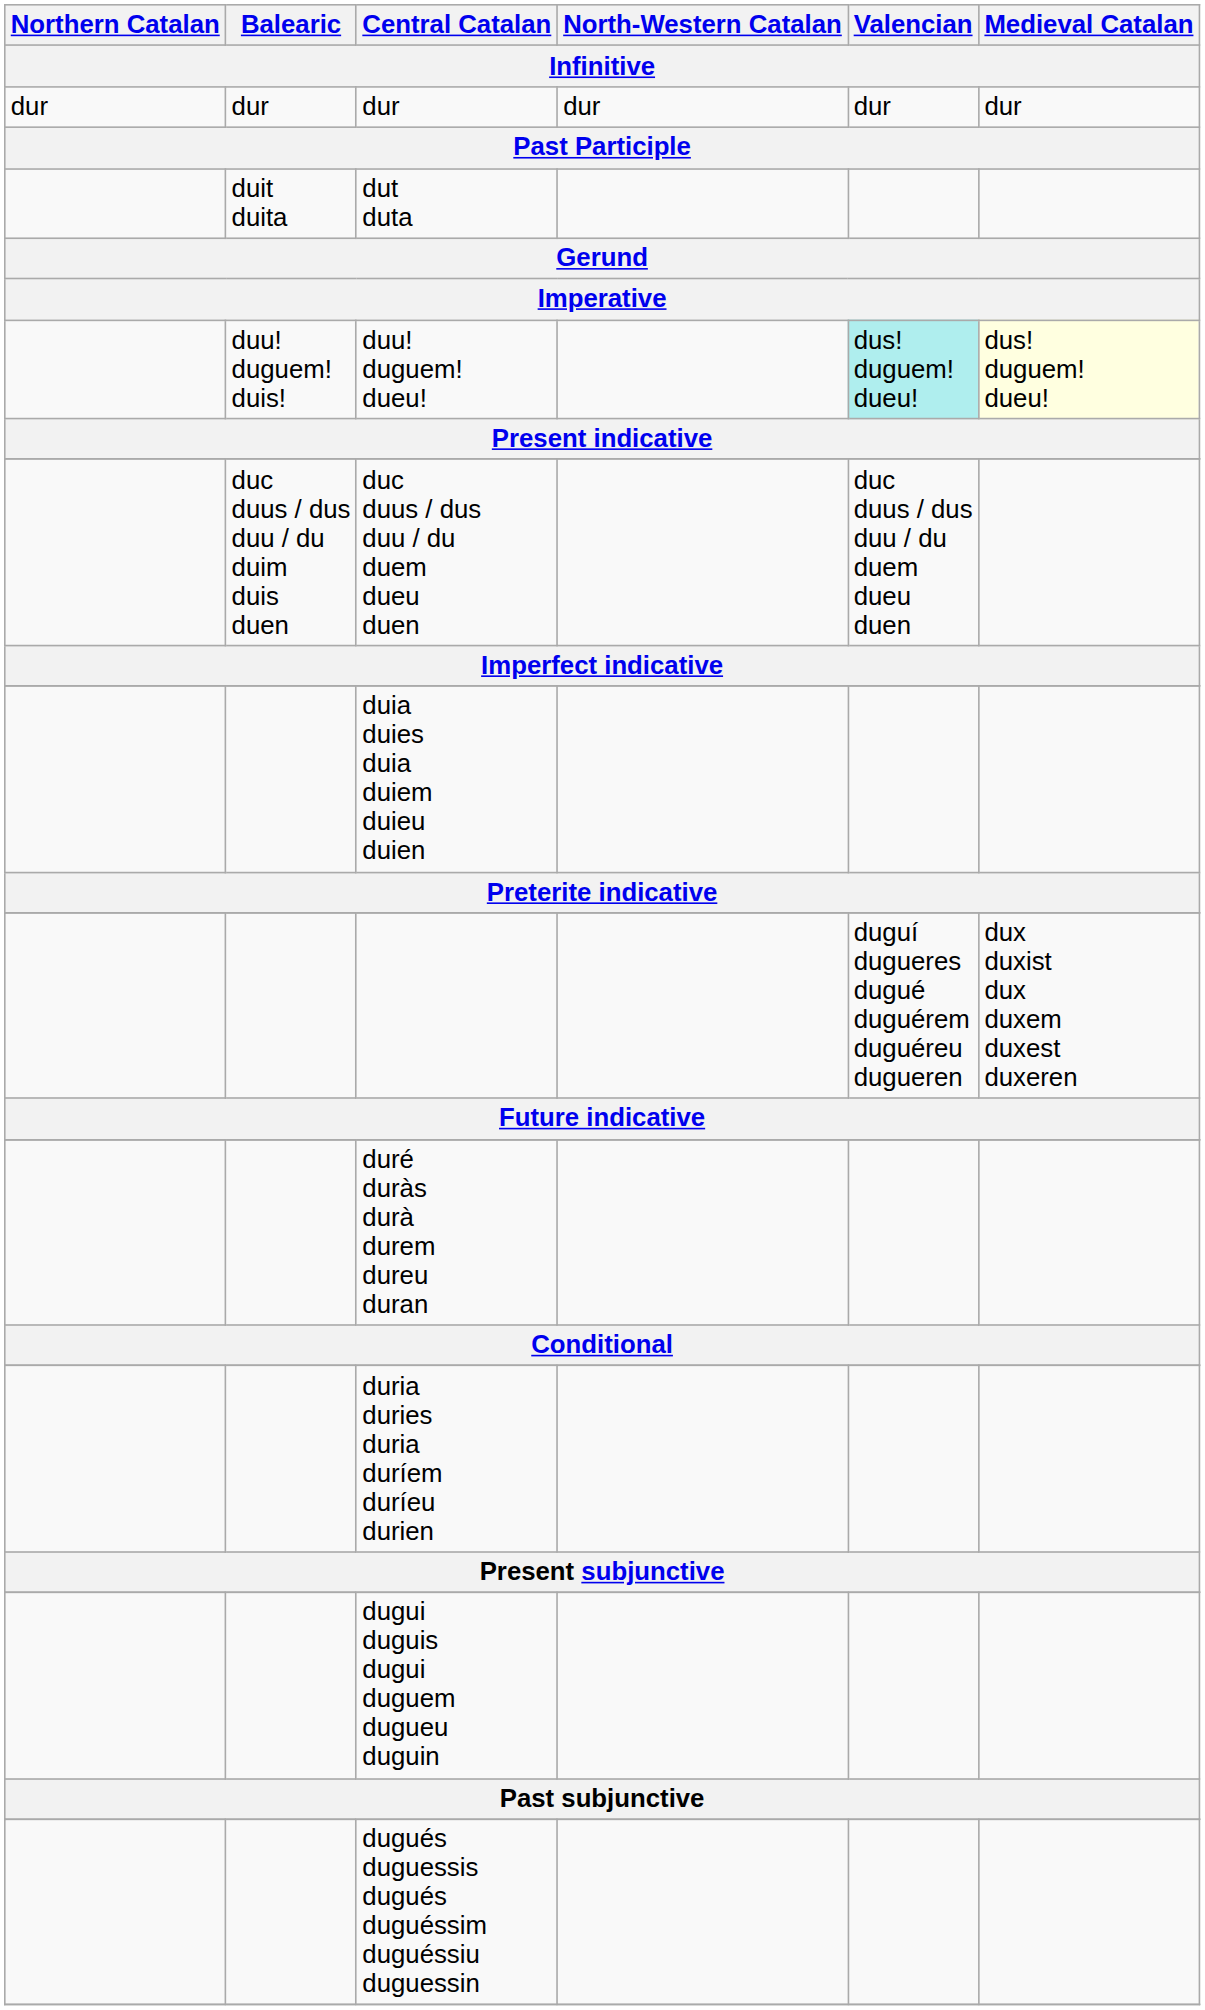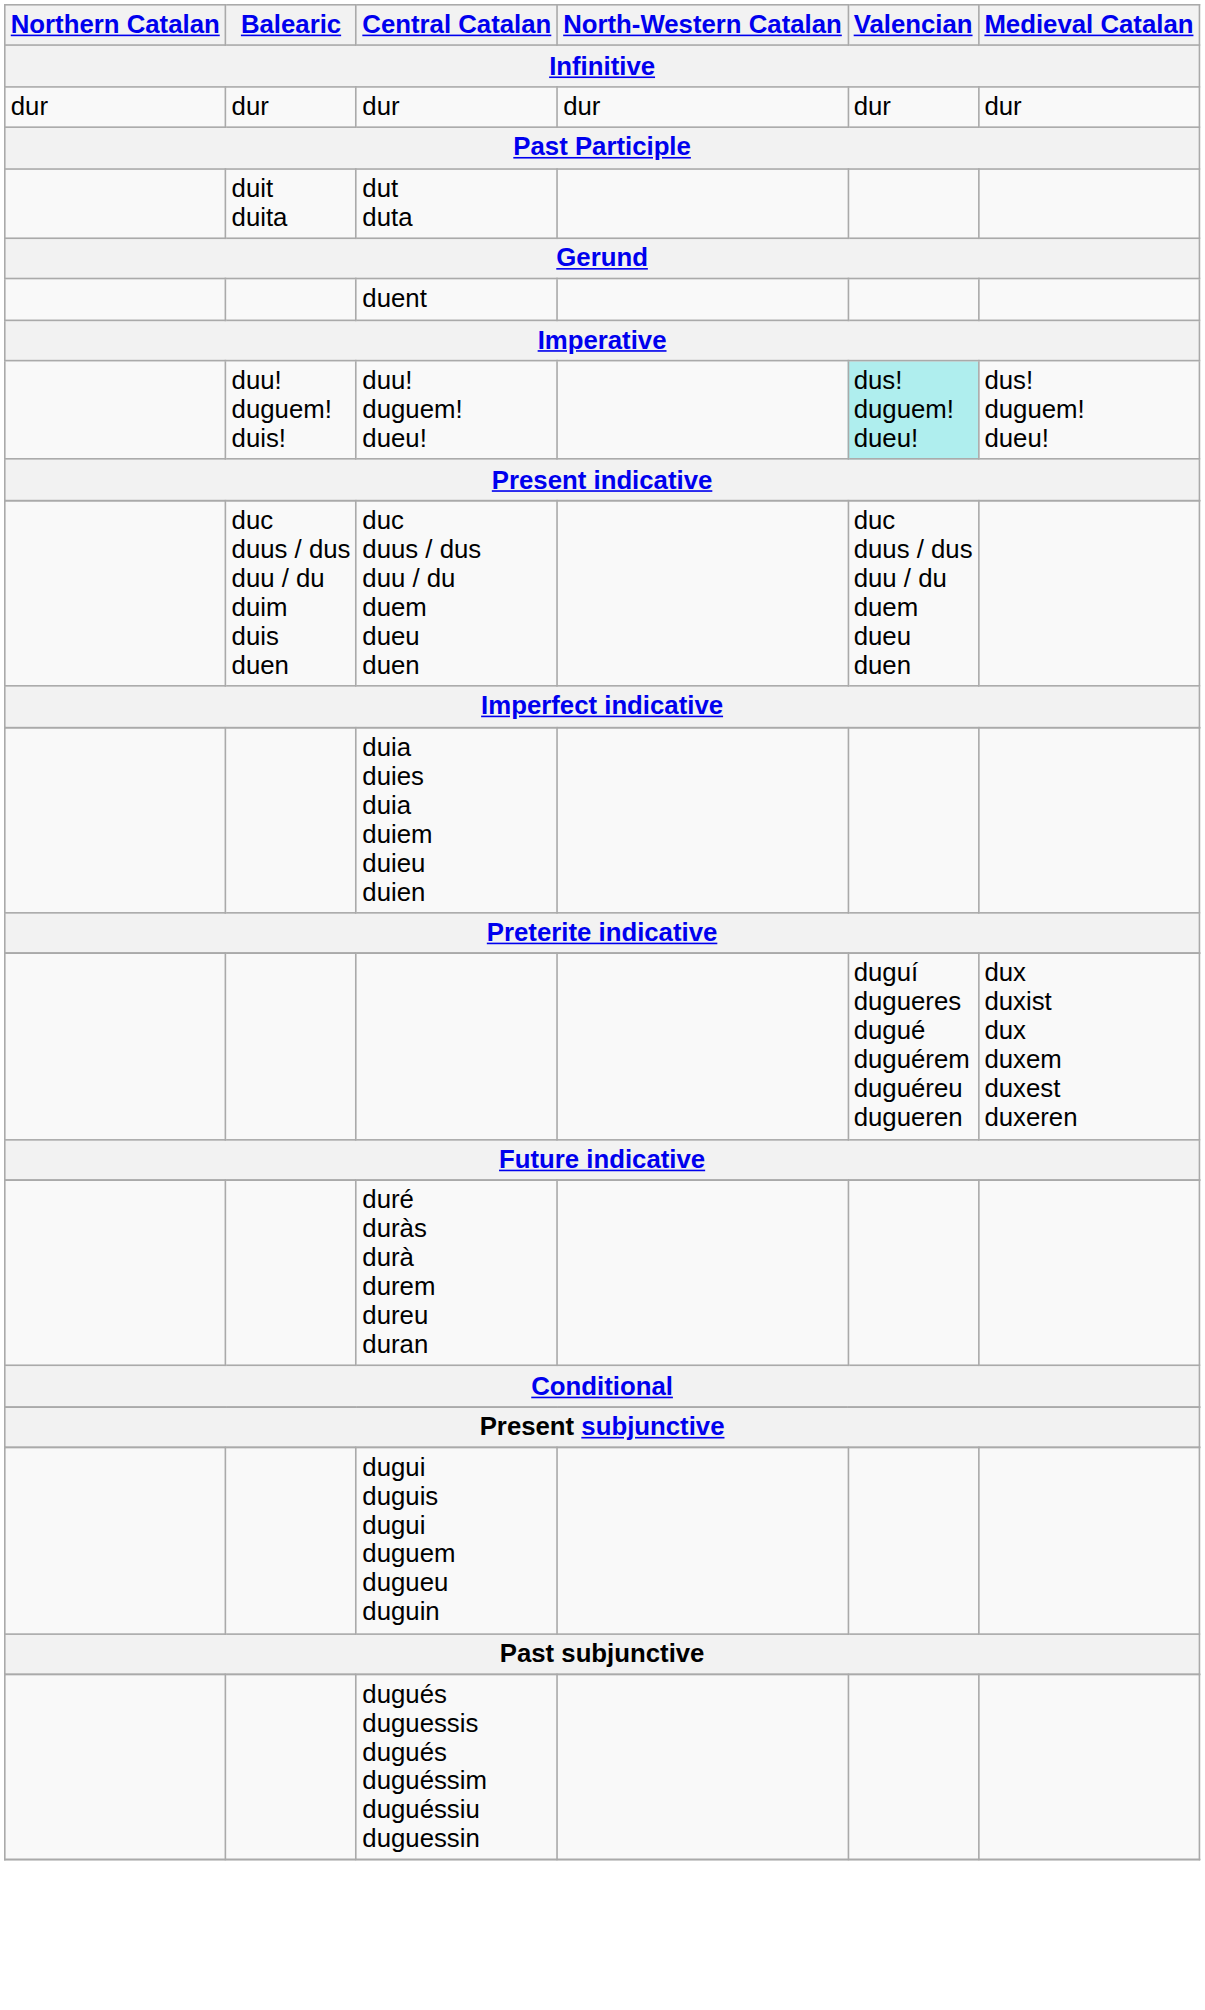+ row: (291, 299)
(1035, 368) lightyellow background -> (1035, 409) no background
- row: (291, 1459)
